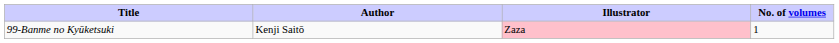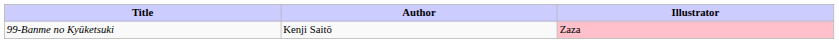- column: (792, 13)
